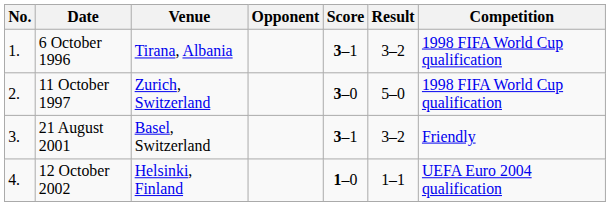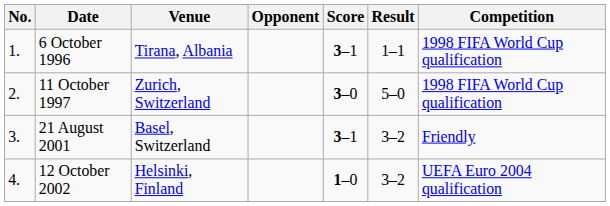(393, 51) 3–2 -> (393, 51) 1–1
(393, 179) 1–1 -> (393, 179) 3–2
